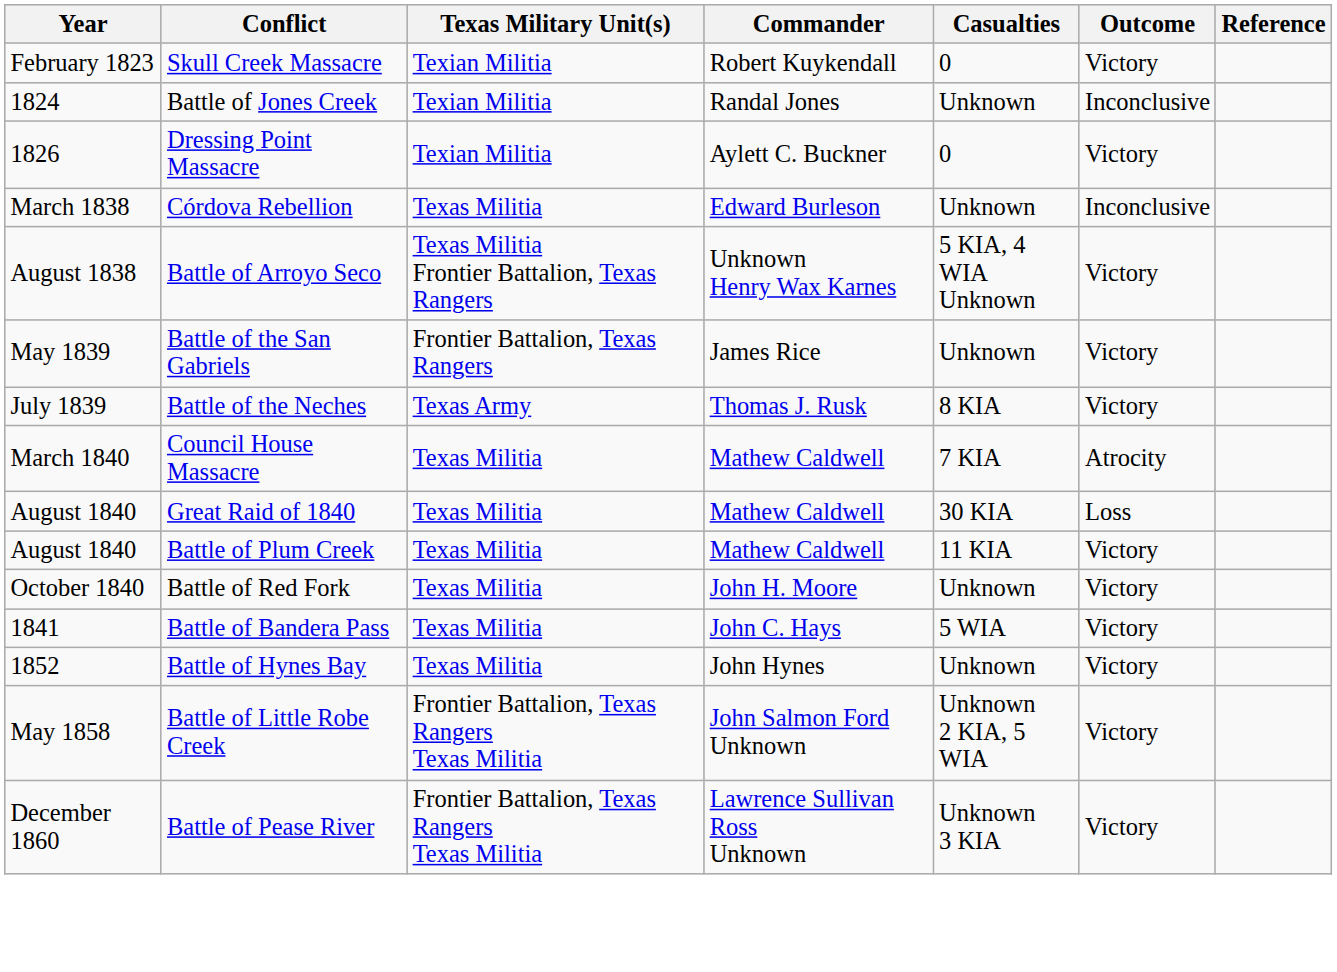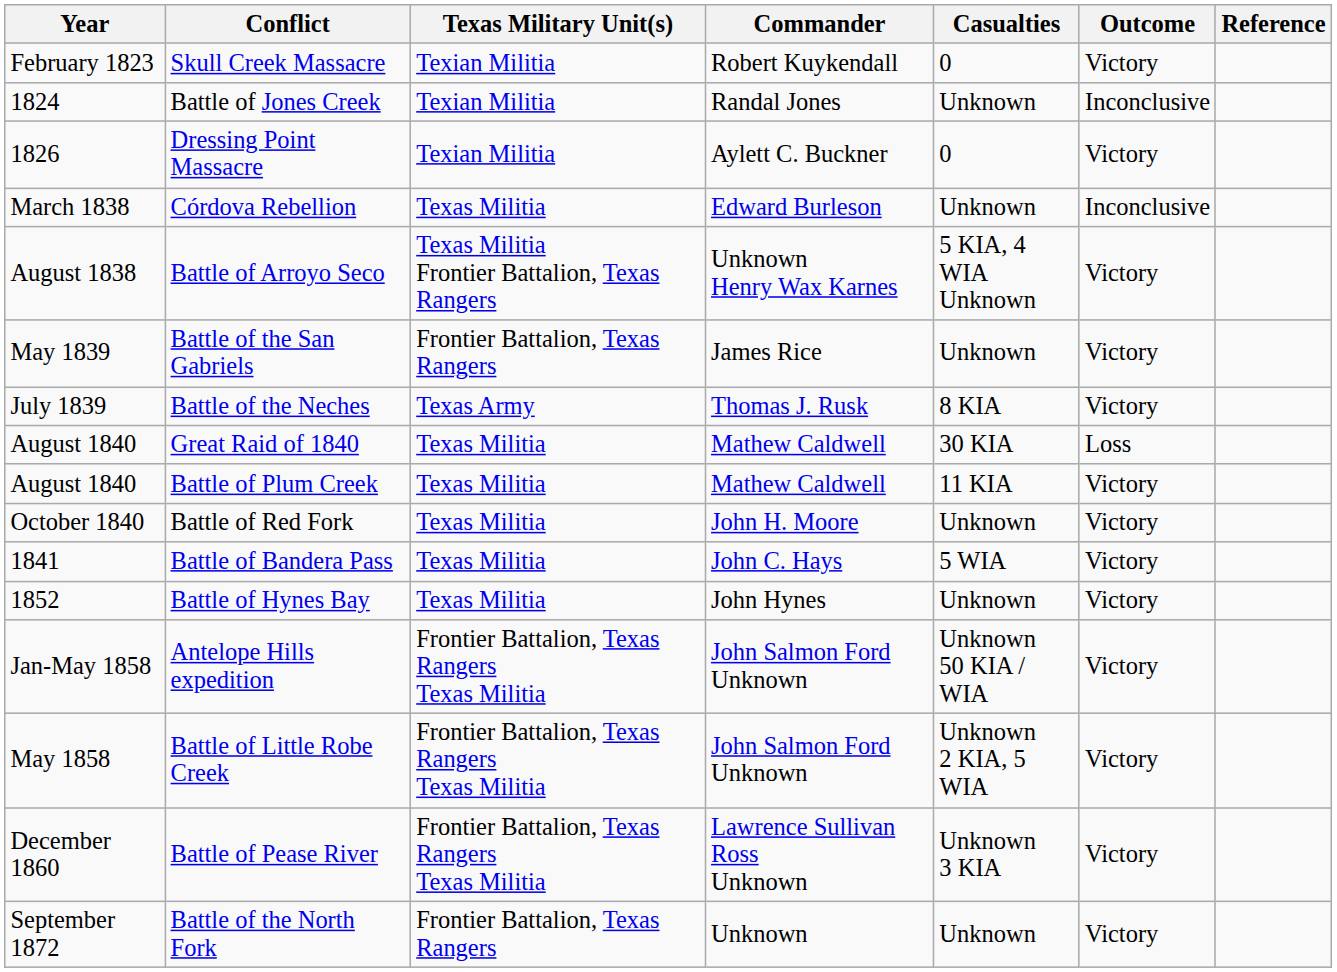- row: (240, 458)
+ row: (242, 666)
+ row: (263, 934)
